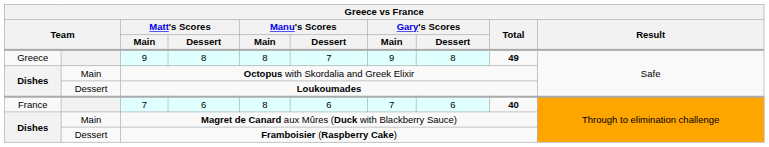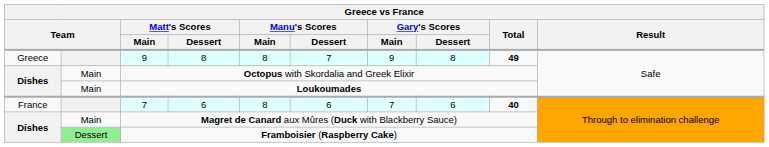(91, 89) Dessert -> (91, 89) Main
(91, 135) no background -> (91, 135) lightgreen background
